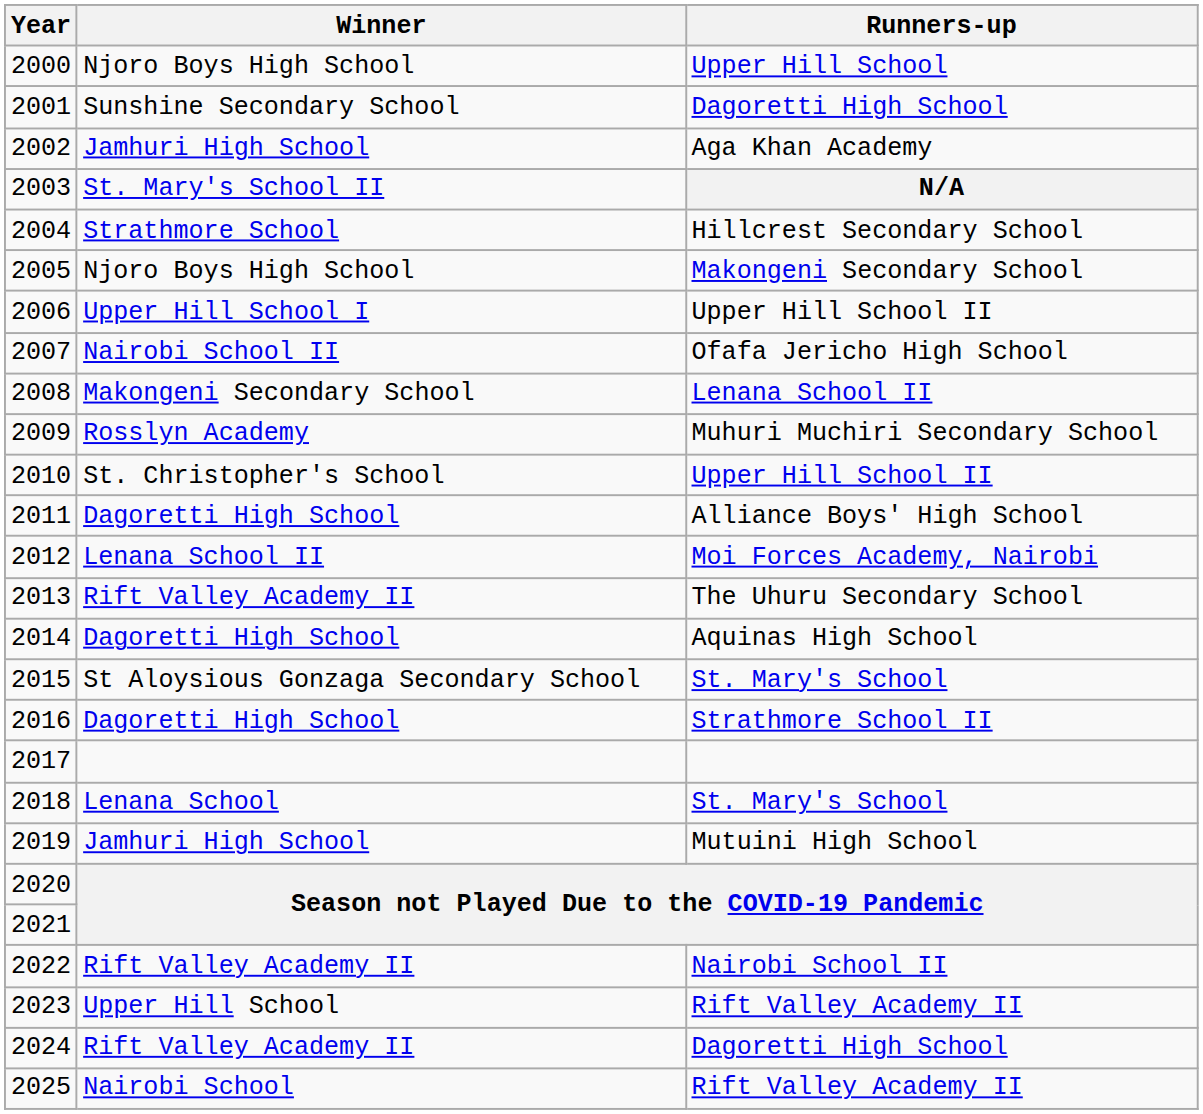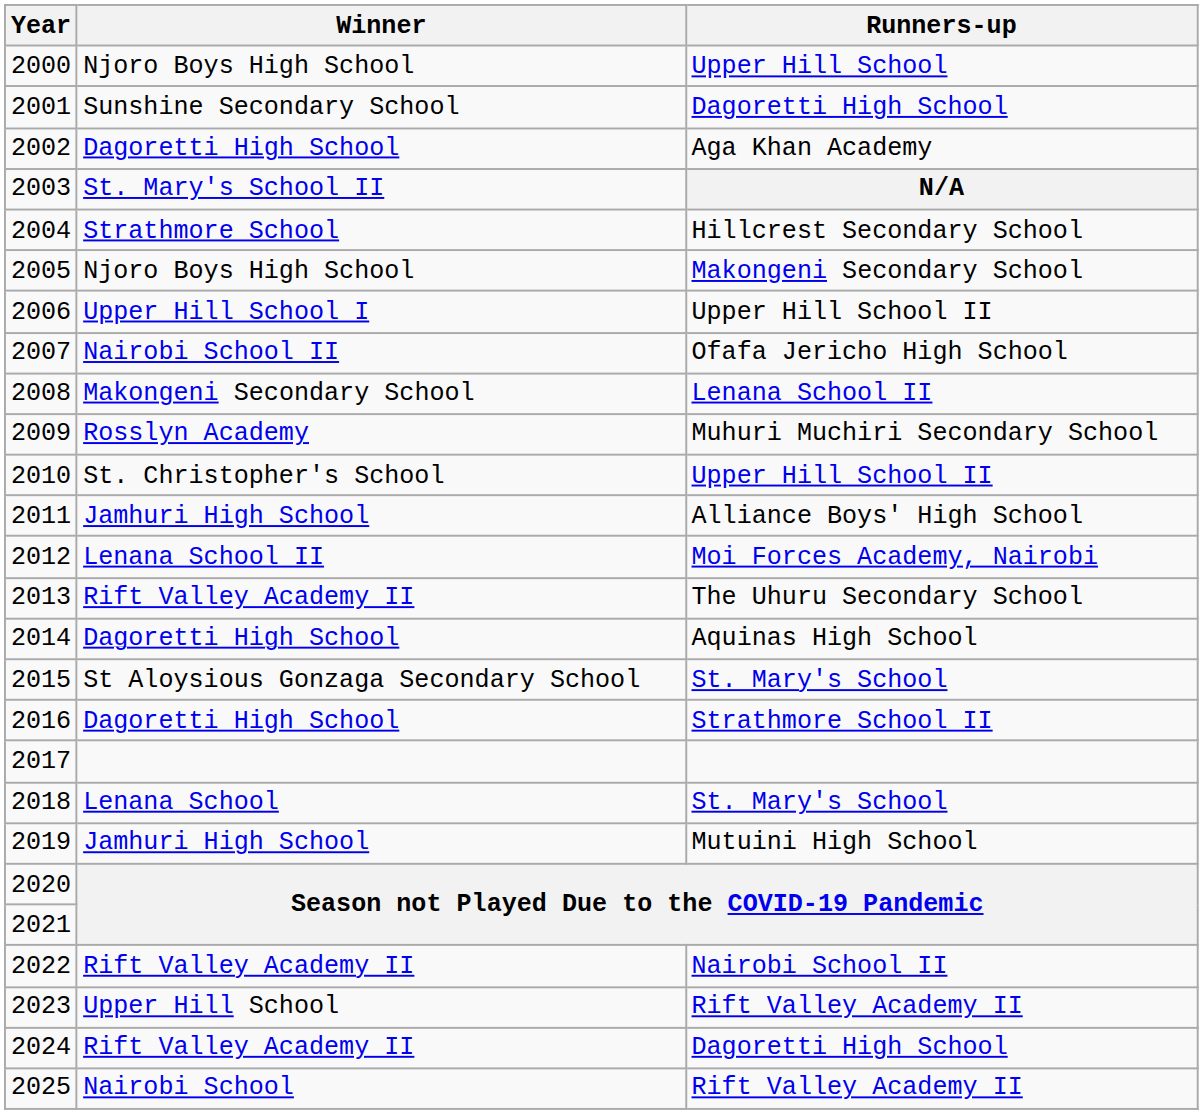(226, 148) Jamhuri High School -> (241, 148) Dagoretti High School
(241, 516) Dagoretti High School -> (226, 516) Jamhuri High School
